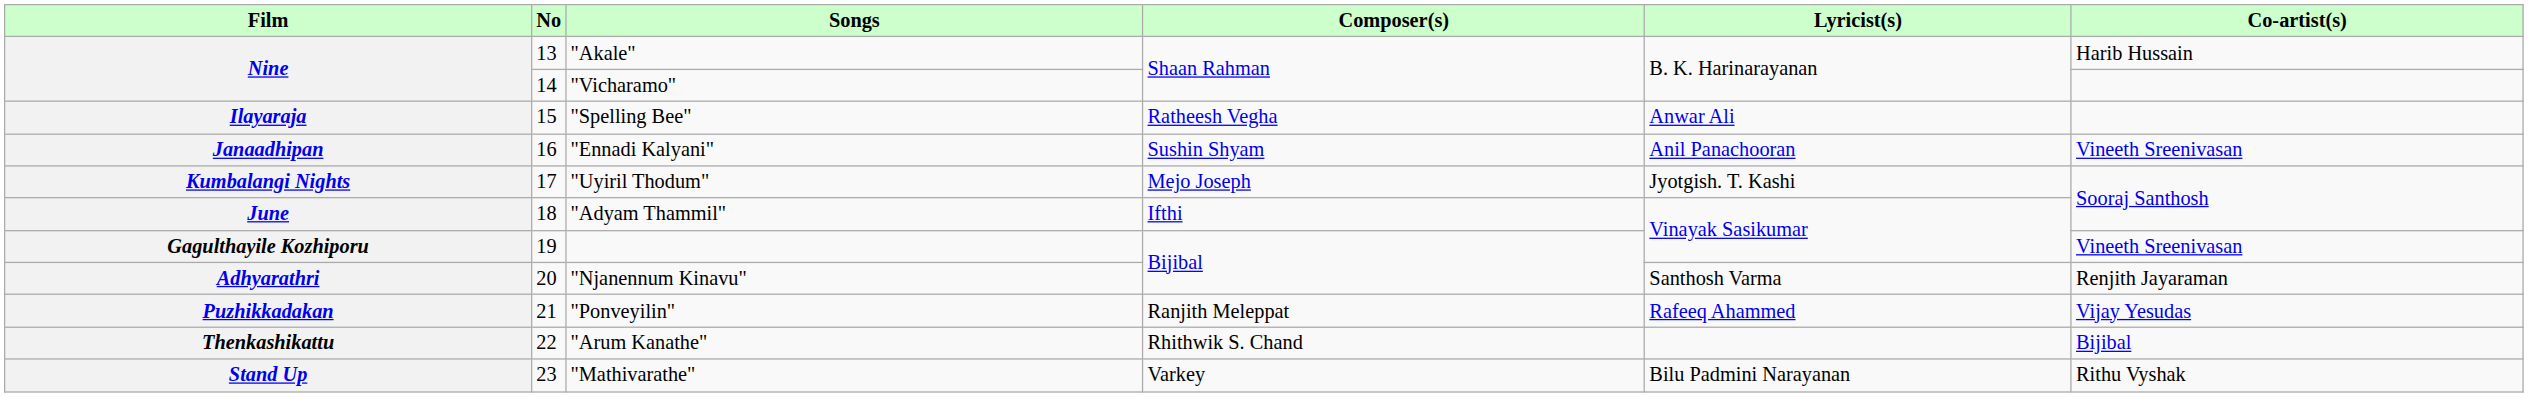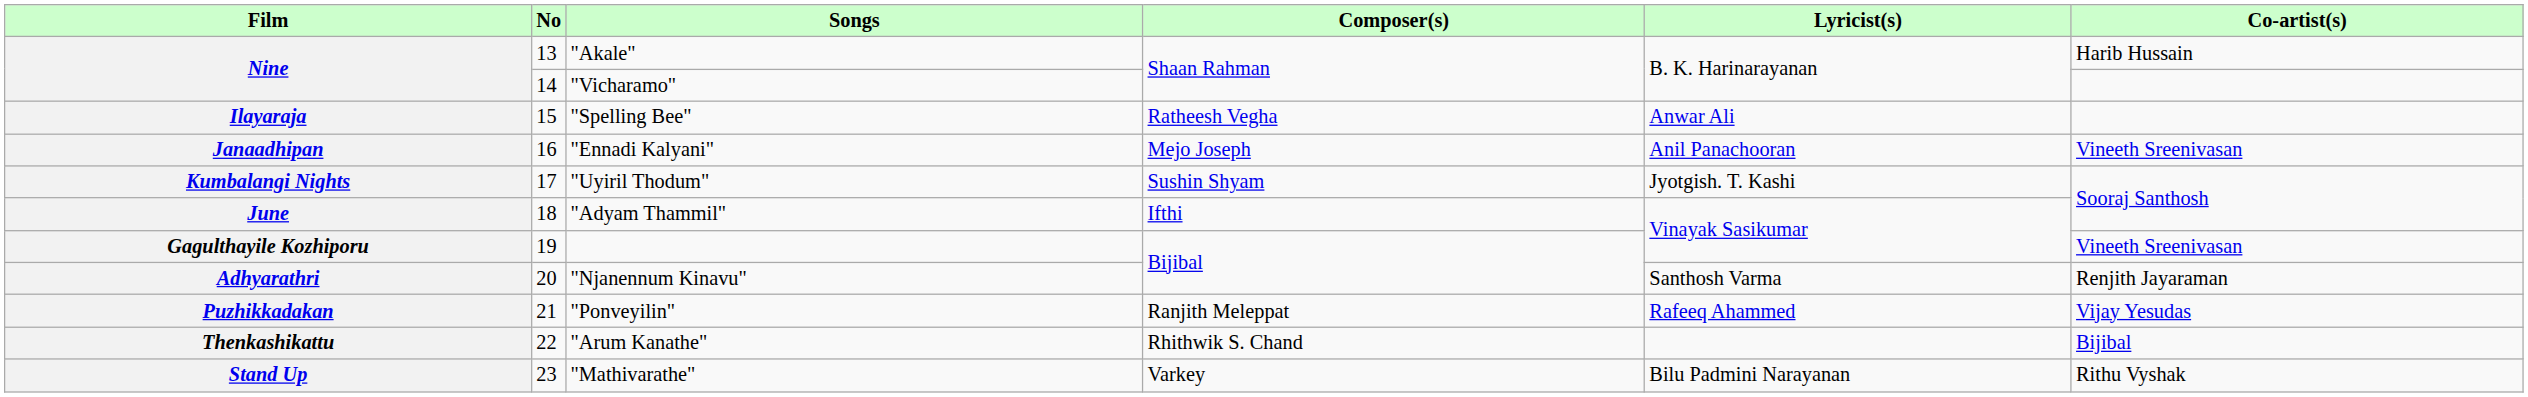(1206, 149) Sushin Shyam -> (1199, 149) Mejo Joseph
(1199, 181) Mejo Joseph -> (1206, 181) Sushin Shyam
